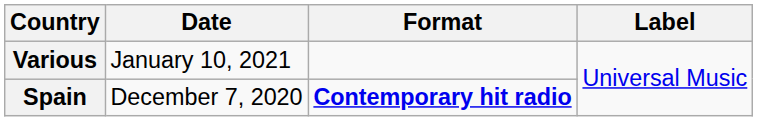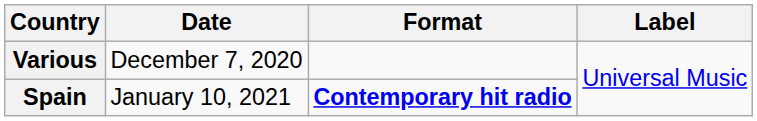(201, 60) January 10, 2021 -> (207, 60) December 7, 2020
(207, 97) December 7, 2020 -> (201, 97) January 10, 2021
